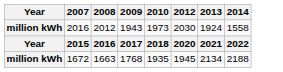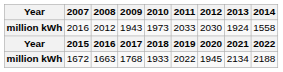+ column: (184, 12)
(158, 59) 1935 -> (158, 59) 1933
